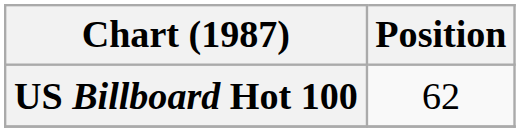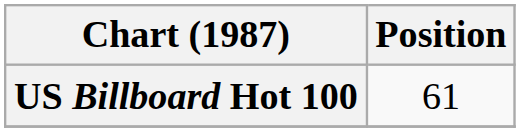(441, 95) 62 -> (441, 95) 61
